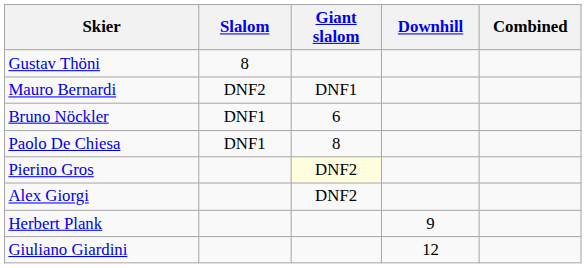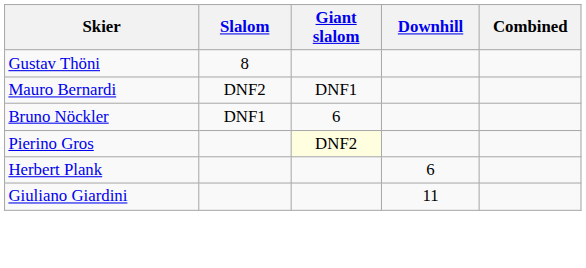- row: (64, 143)
- row: (49, 196)
(431, 223) 9 -> (431, 169) 6
(431, 249) 12 -> (431, 196) 11
